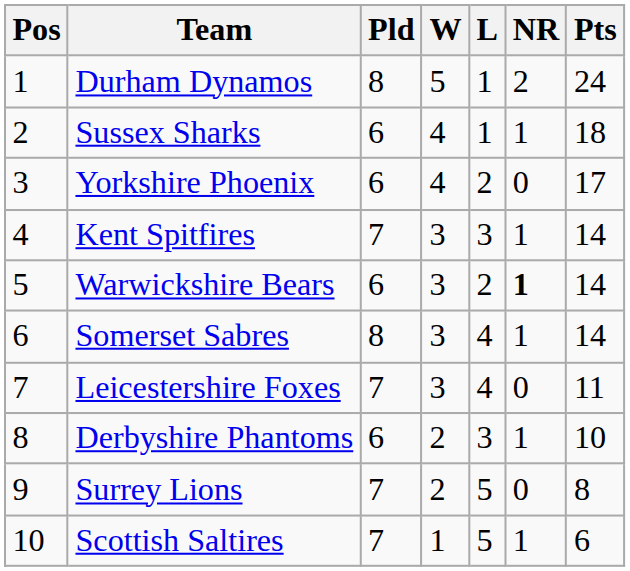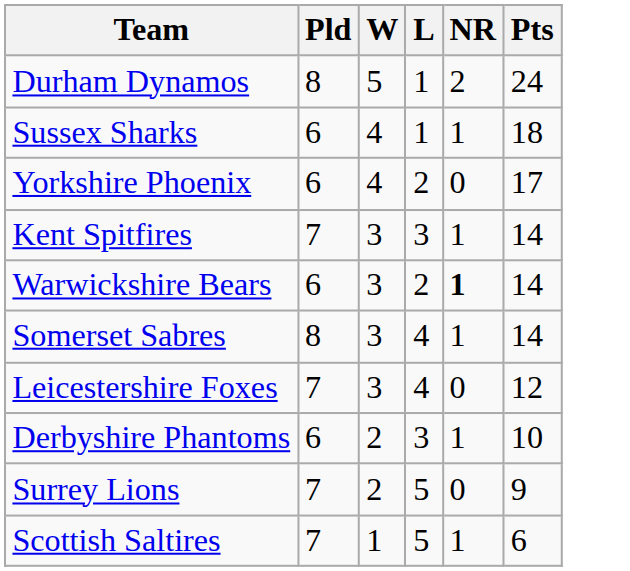- column: (37, 30)
(589, 387) 11 -> (527, 387) 12
(582, 489) 8 -> (519, 489) 9
